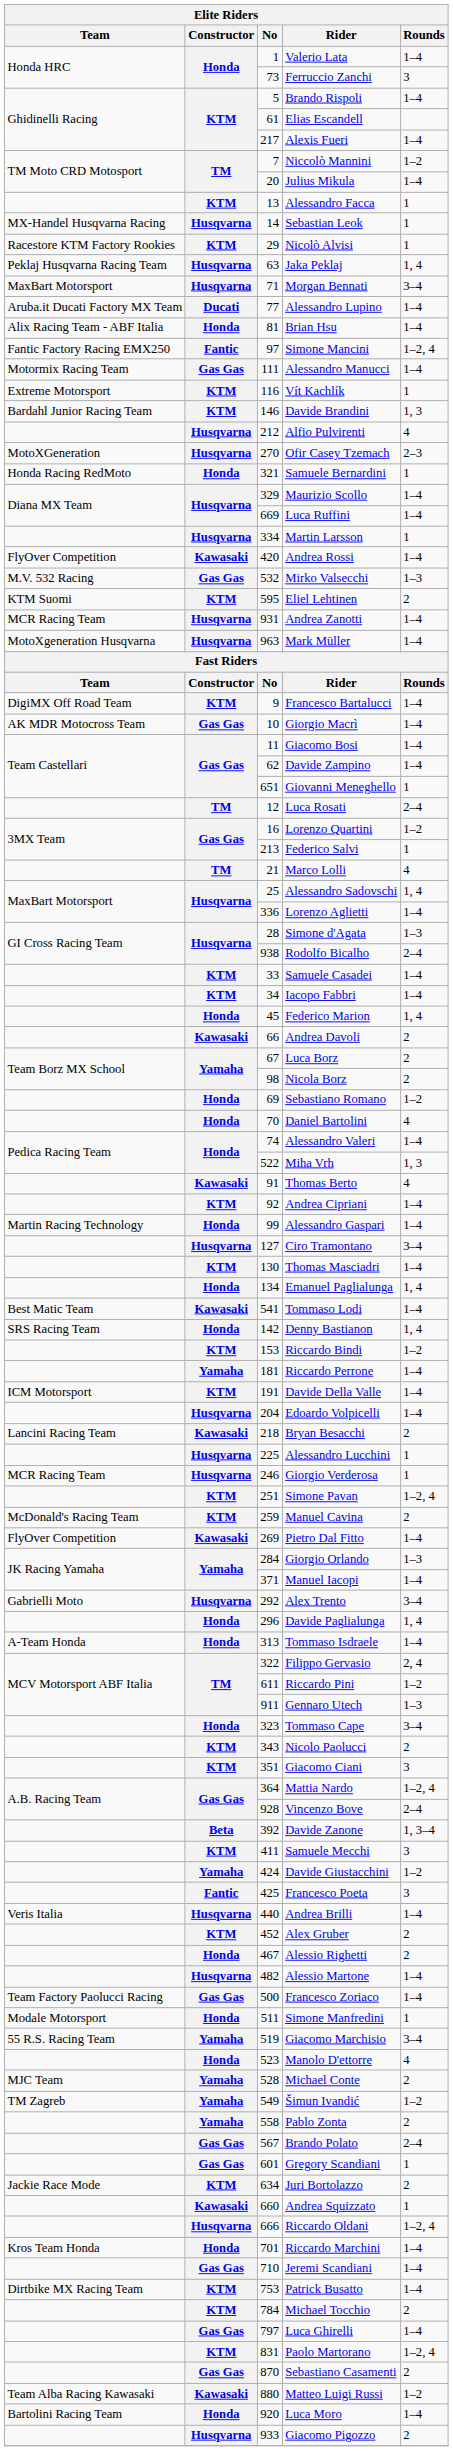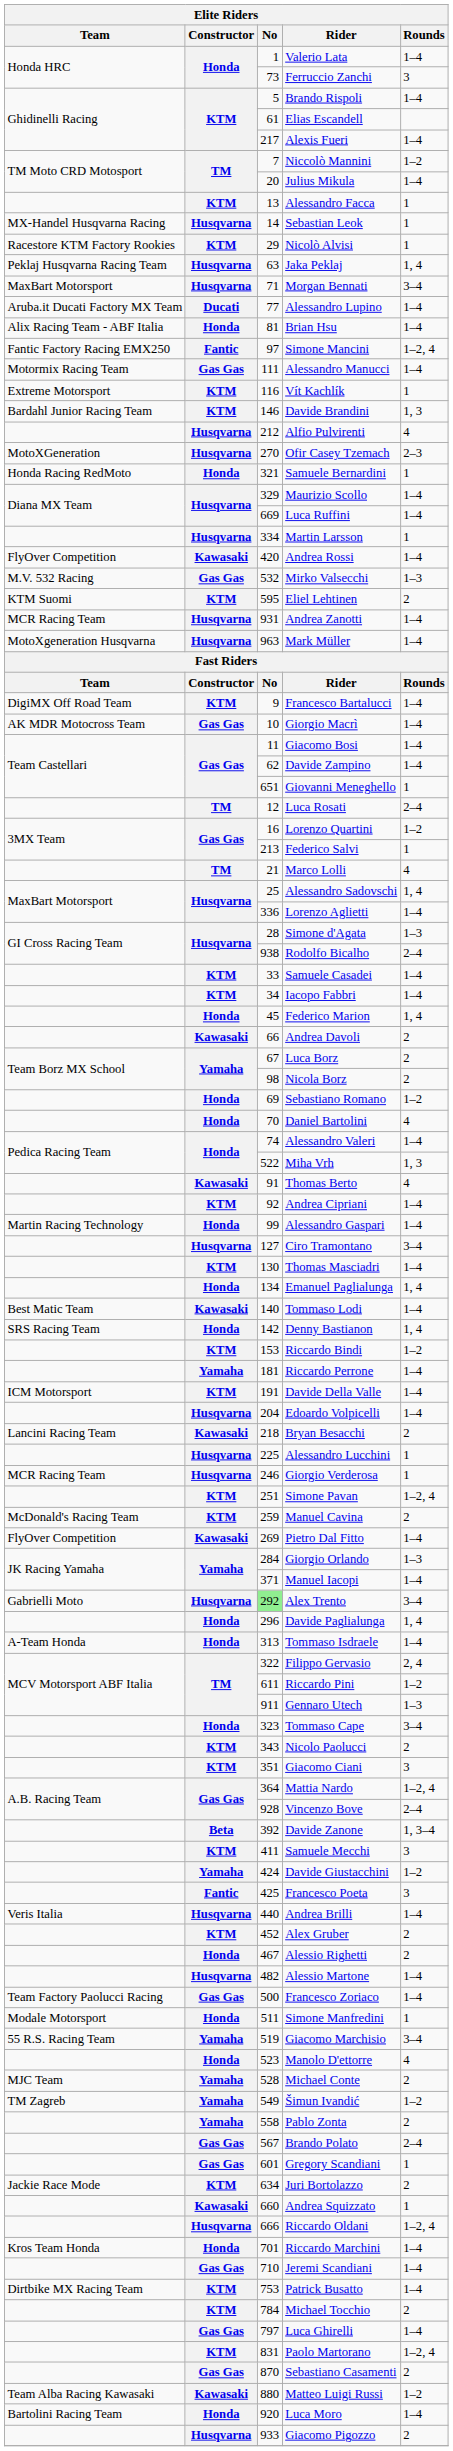(270, 1308) 541 -> (270, 1308) 140
(270, 1600) no background -> (270, 1600) lightgreen background
